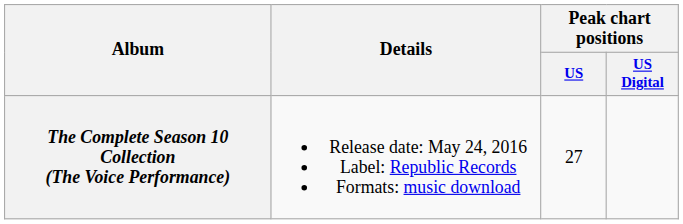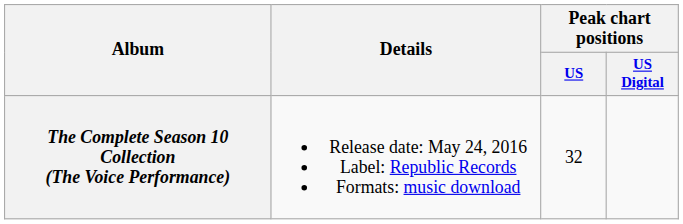(574, 156) 27 -> (574, 156) 32
